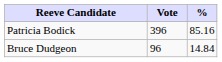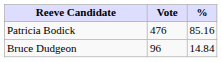(158, 30) 396 -> (158, 30) 476
